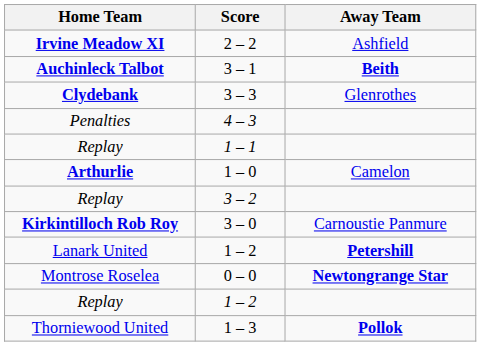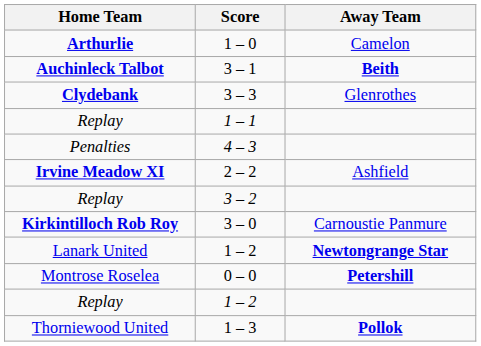rows swapped: (100, 172) <-> (100, 43)
rows swapped: (100, 146) <-> (100, 120)
(380, 250) Petershill -> (380, 250) Newtongrange Star
(380, 276) Newtongrange Star -> (380, 276) Petershill
